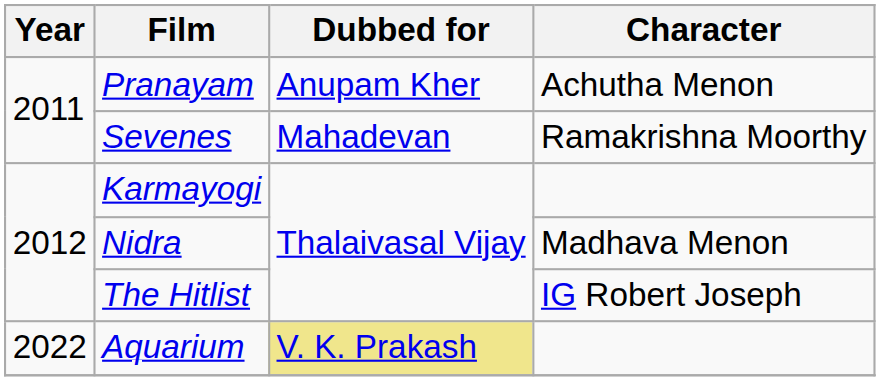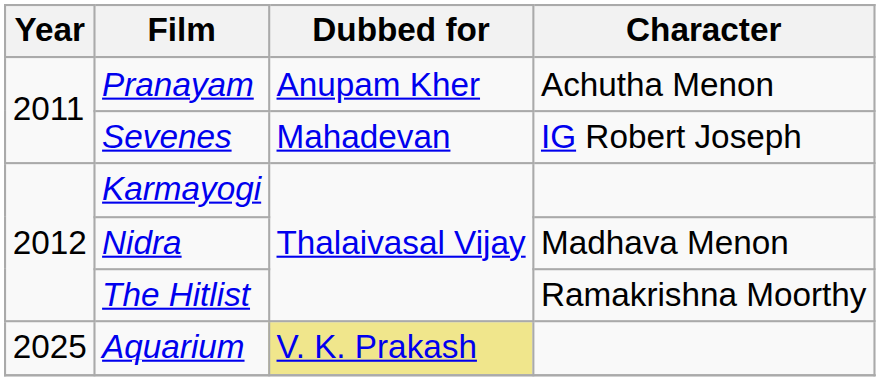(704, 136) Ramakrishna Moorthy -> (671, 136) IG Robert Joseph
(671, 294) IG Robert Joseph -> (704, 294) Ramakrishna Moorthy
(50, 347) 2022 -> (50, 347) 2025
